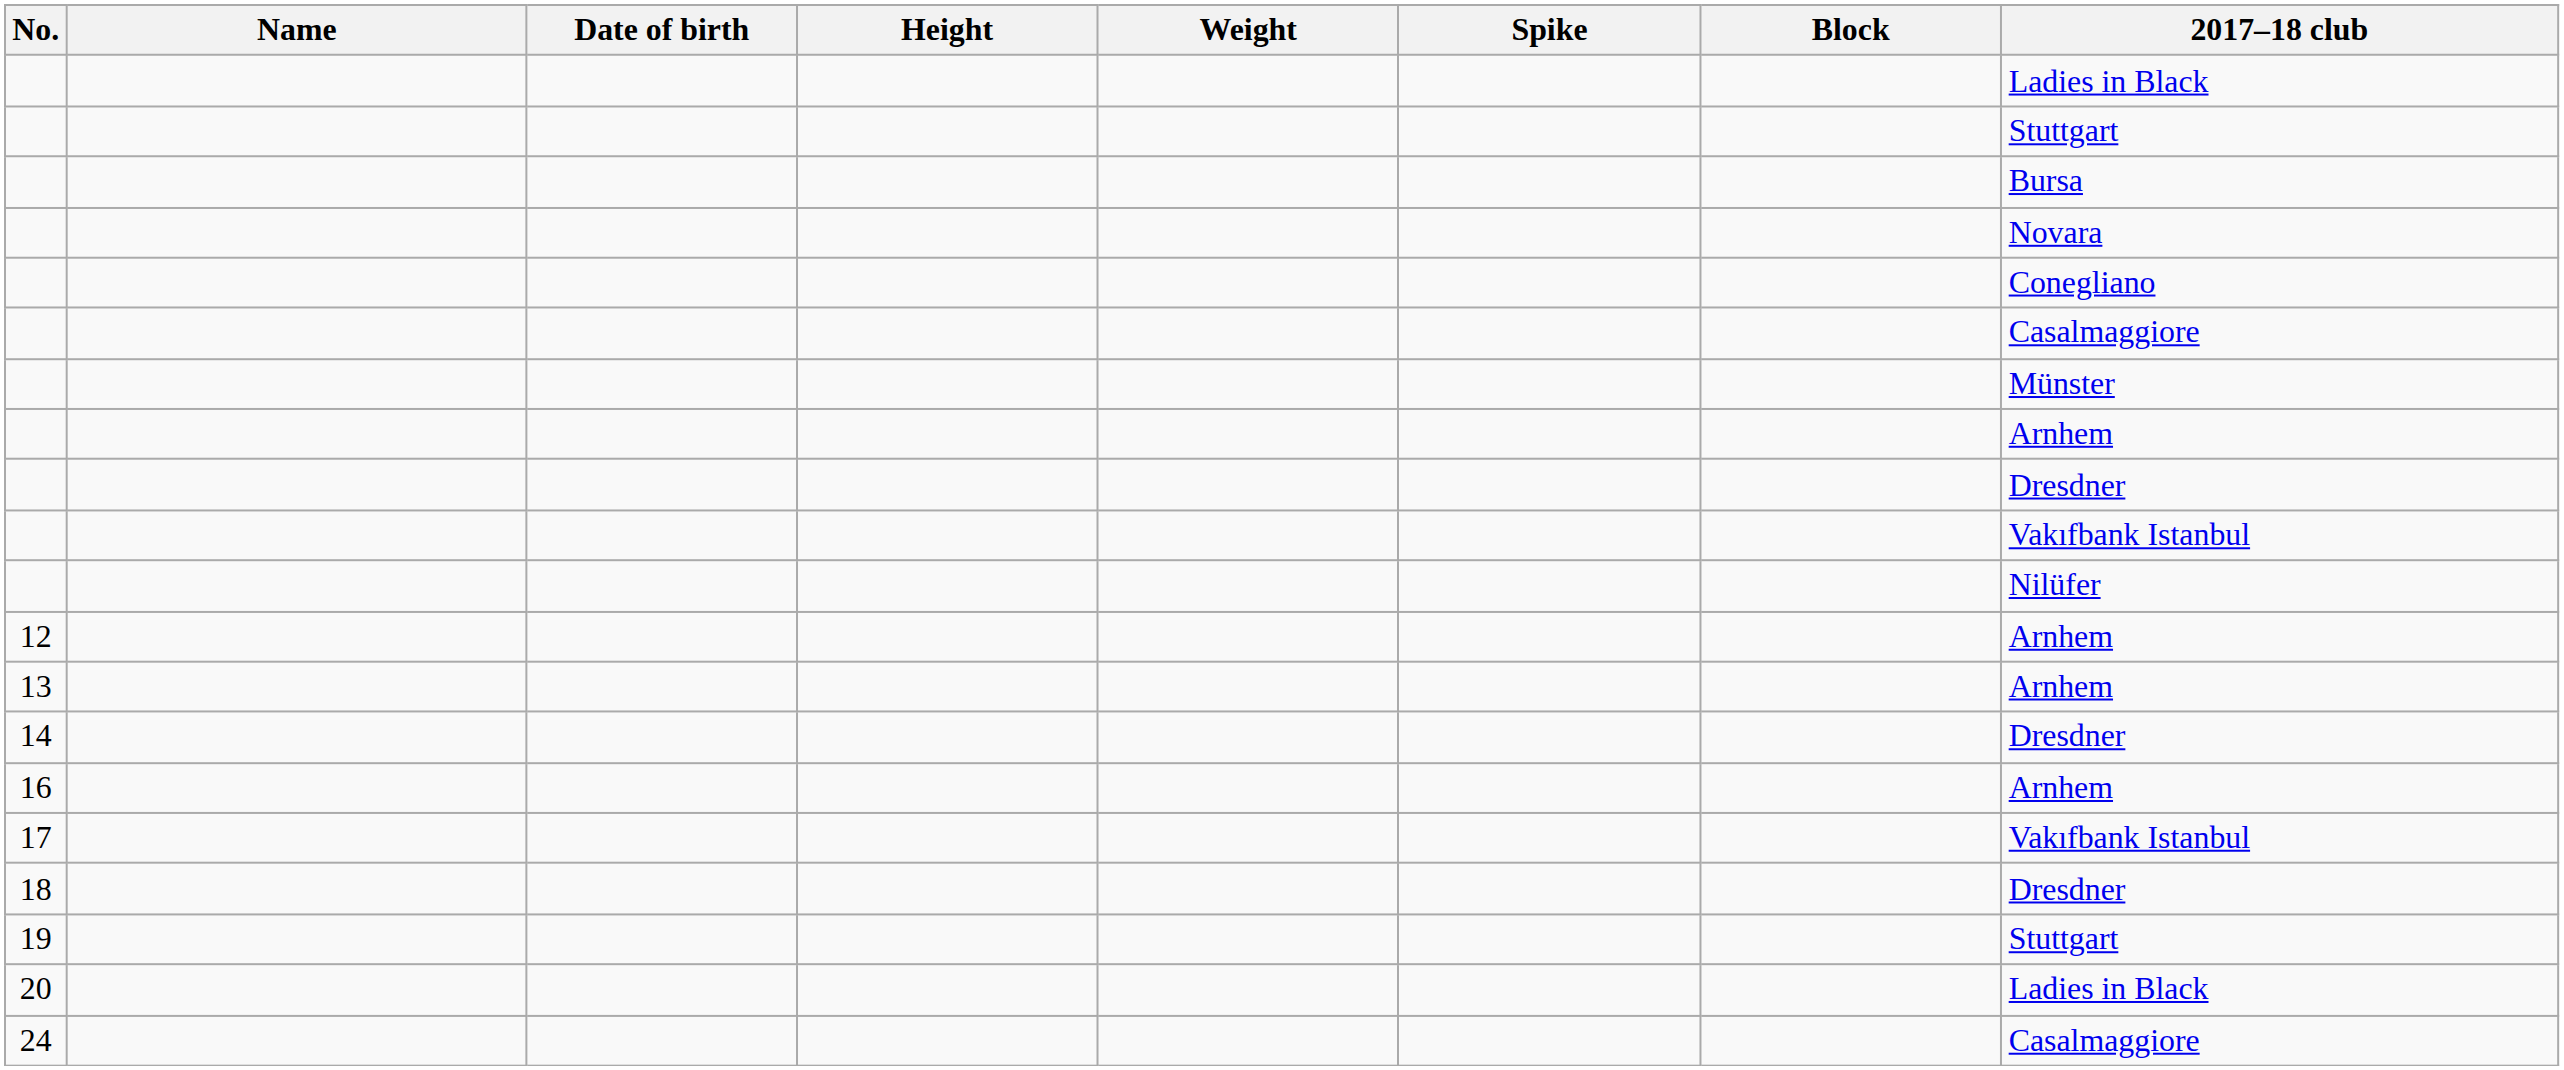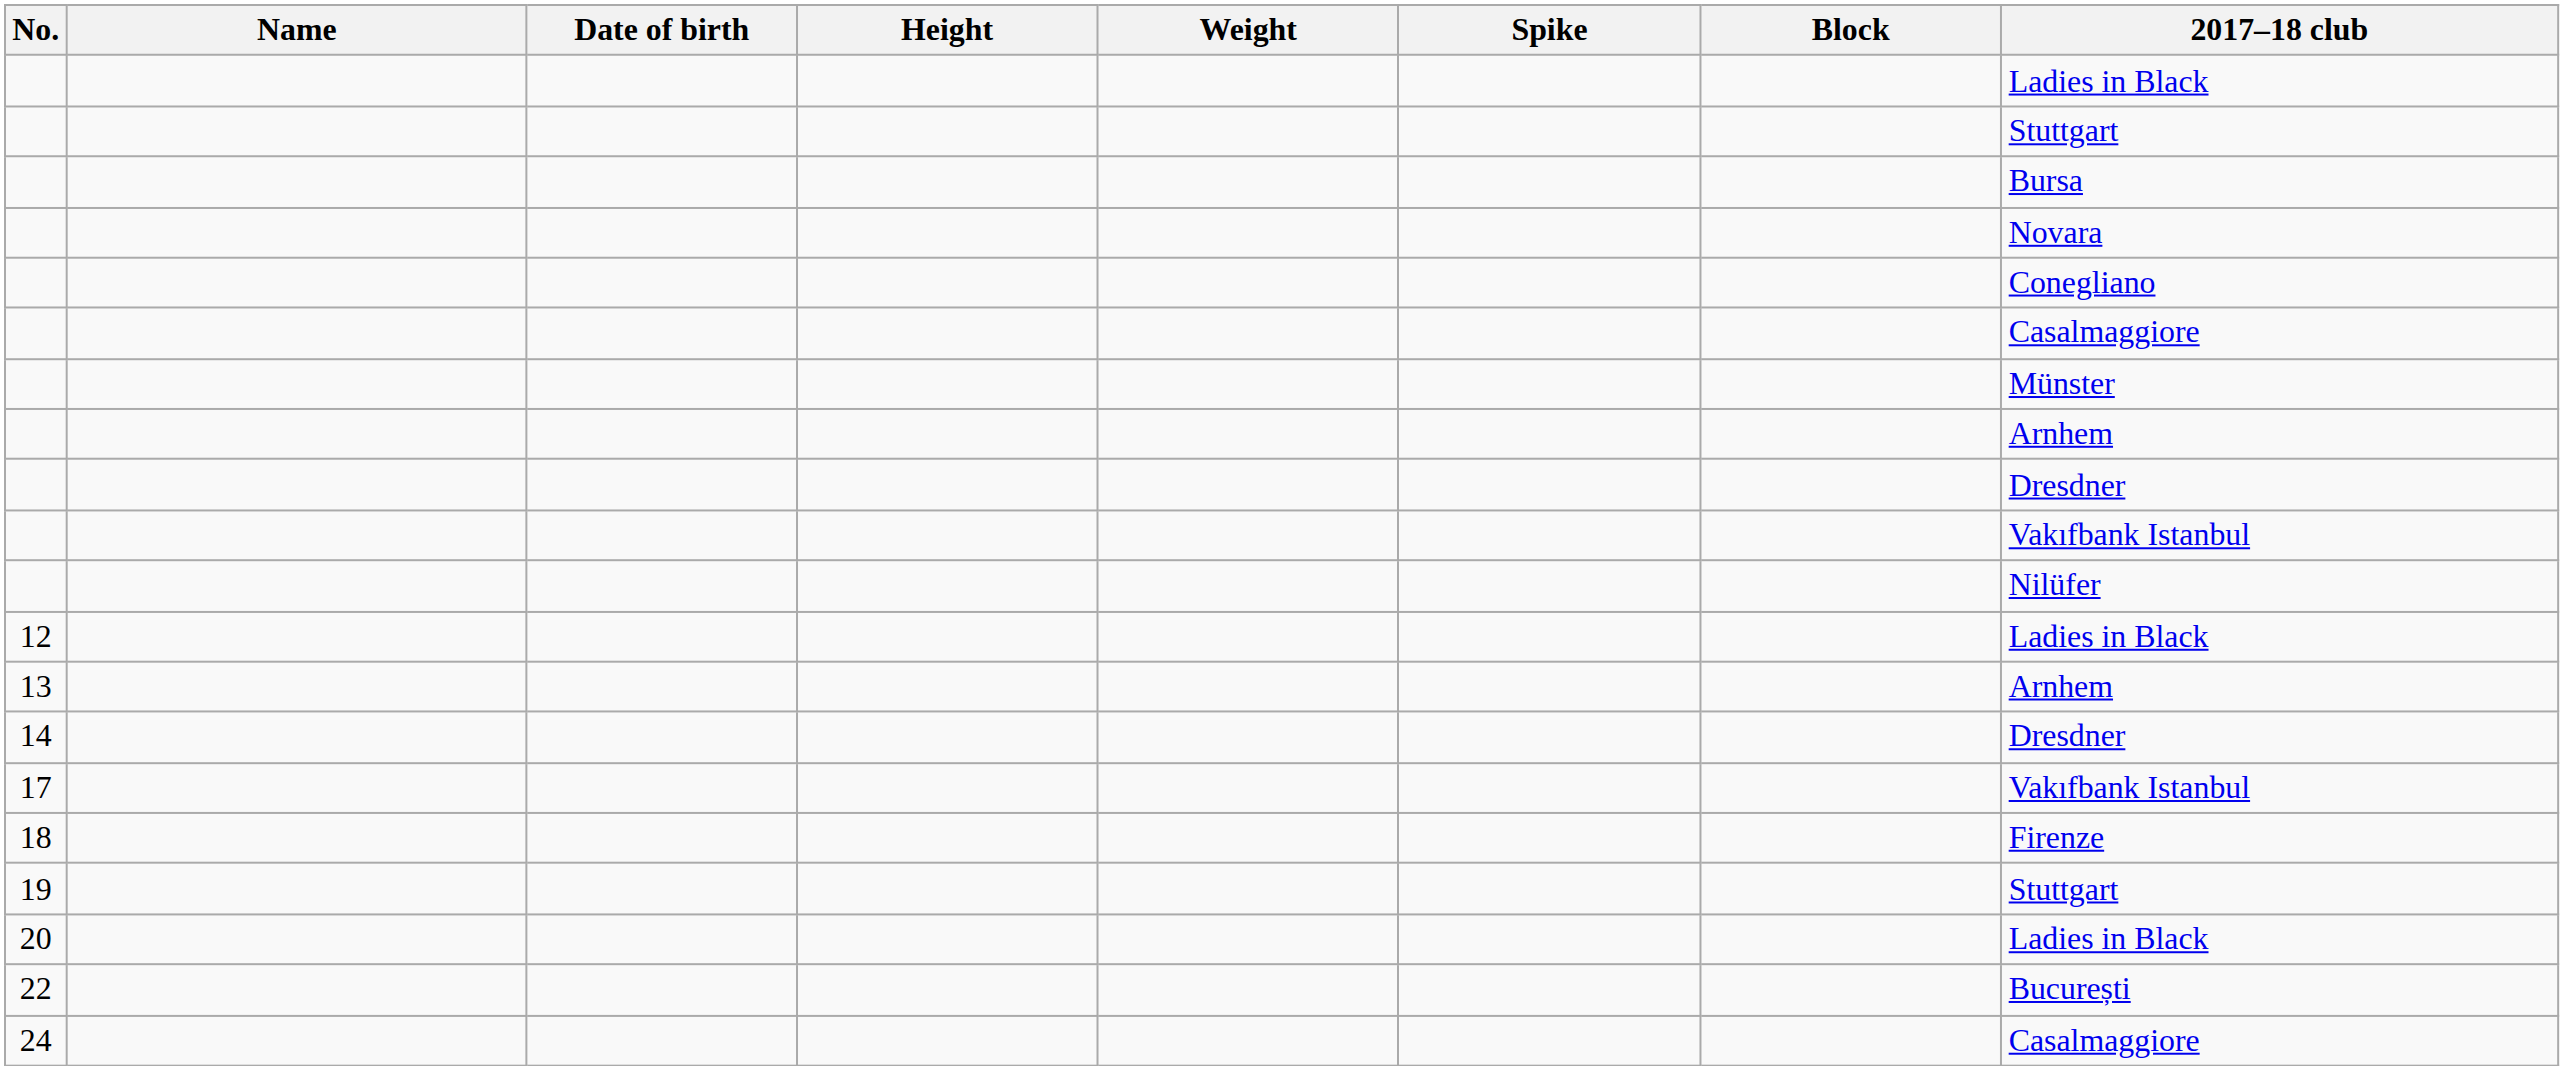(2061, 635) Arnhem -> (2109, 635) Ladies in Black
- row: (36, 787)
(2067, 888) Dresdner -> (2056, 837) Firenze
+ row: (36, 989)
